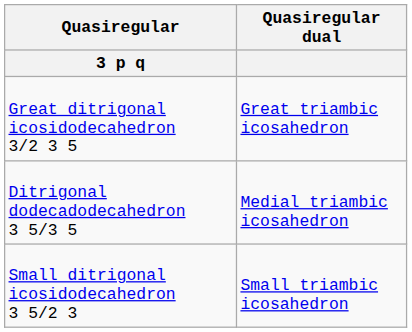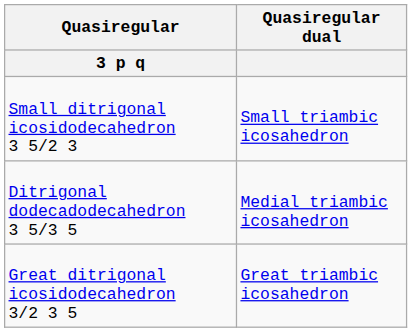rows swapped: (92, 128) <-> (92, 295)
